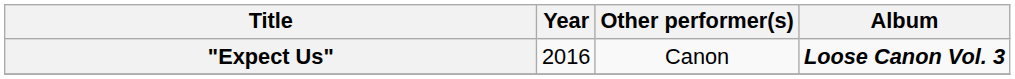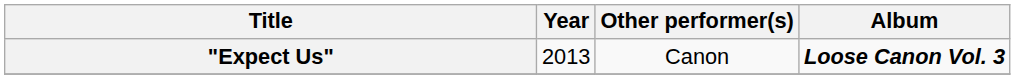(566, 56) 2016 -> (566, 56) 2013
